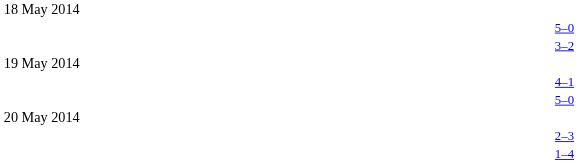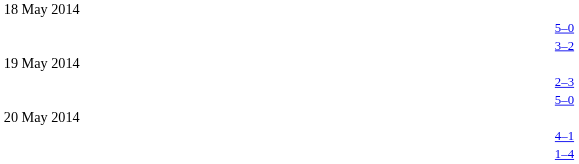rows swapped: (237, 82) <-> (237, 136)
